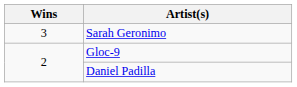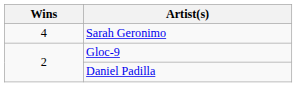(44, 33) 3 -> (44, 33) 4
